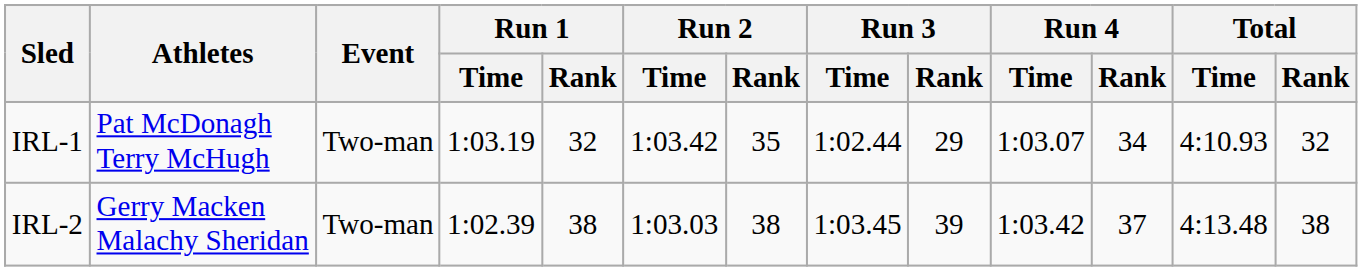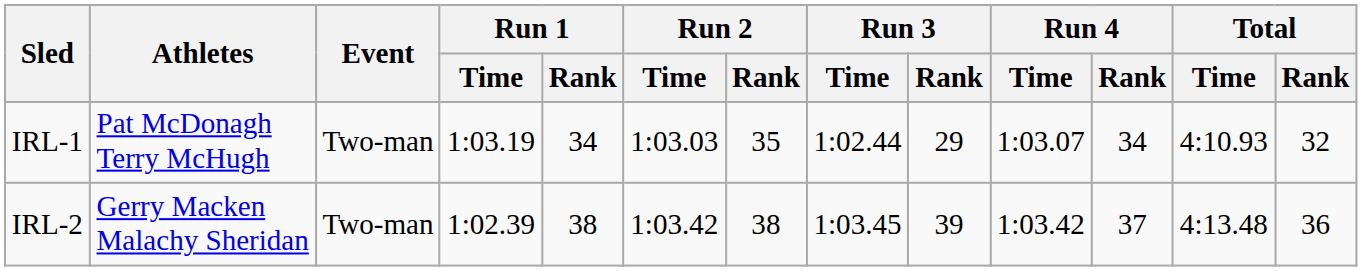(583, 141) 32 -> (583, 141) 34
(674, 141) 1:03.42 -> (674, 141) 1:03.03
(674, 224) 1:03.03 -> (674, 224) 1:03.42
(1315, 224) 38 -> (1315, 224) 36
